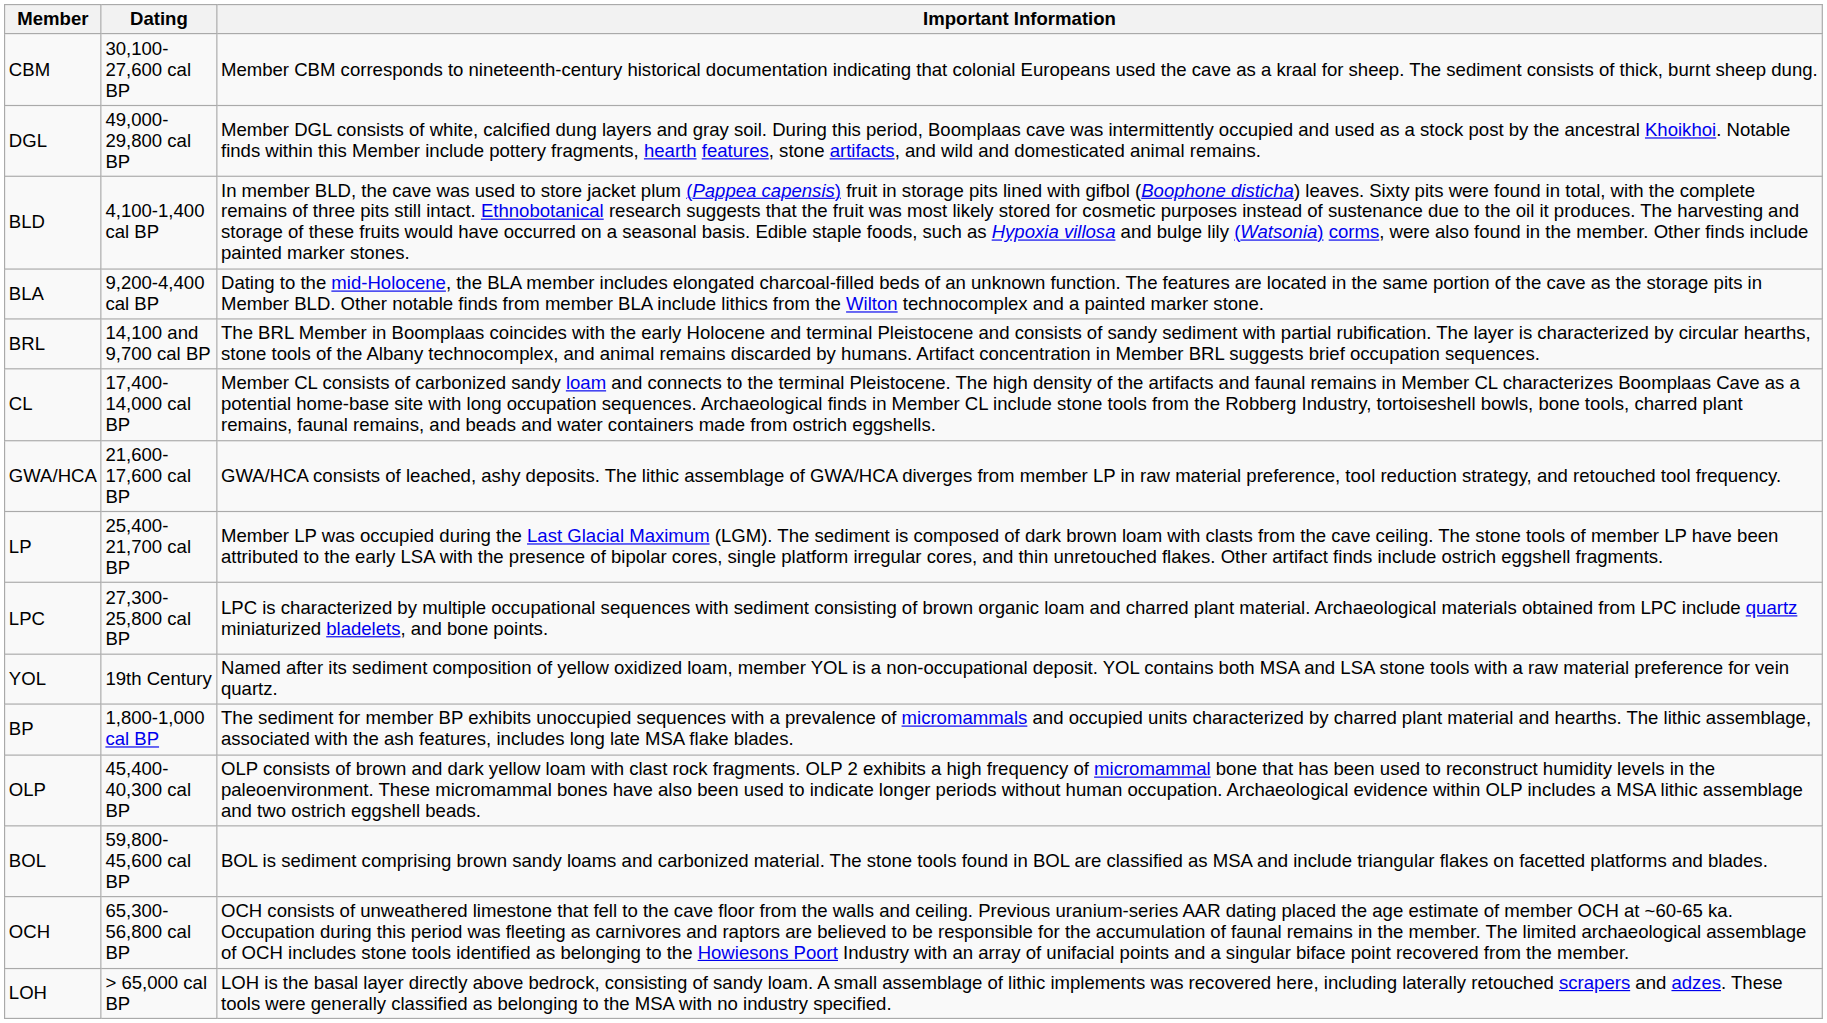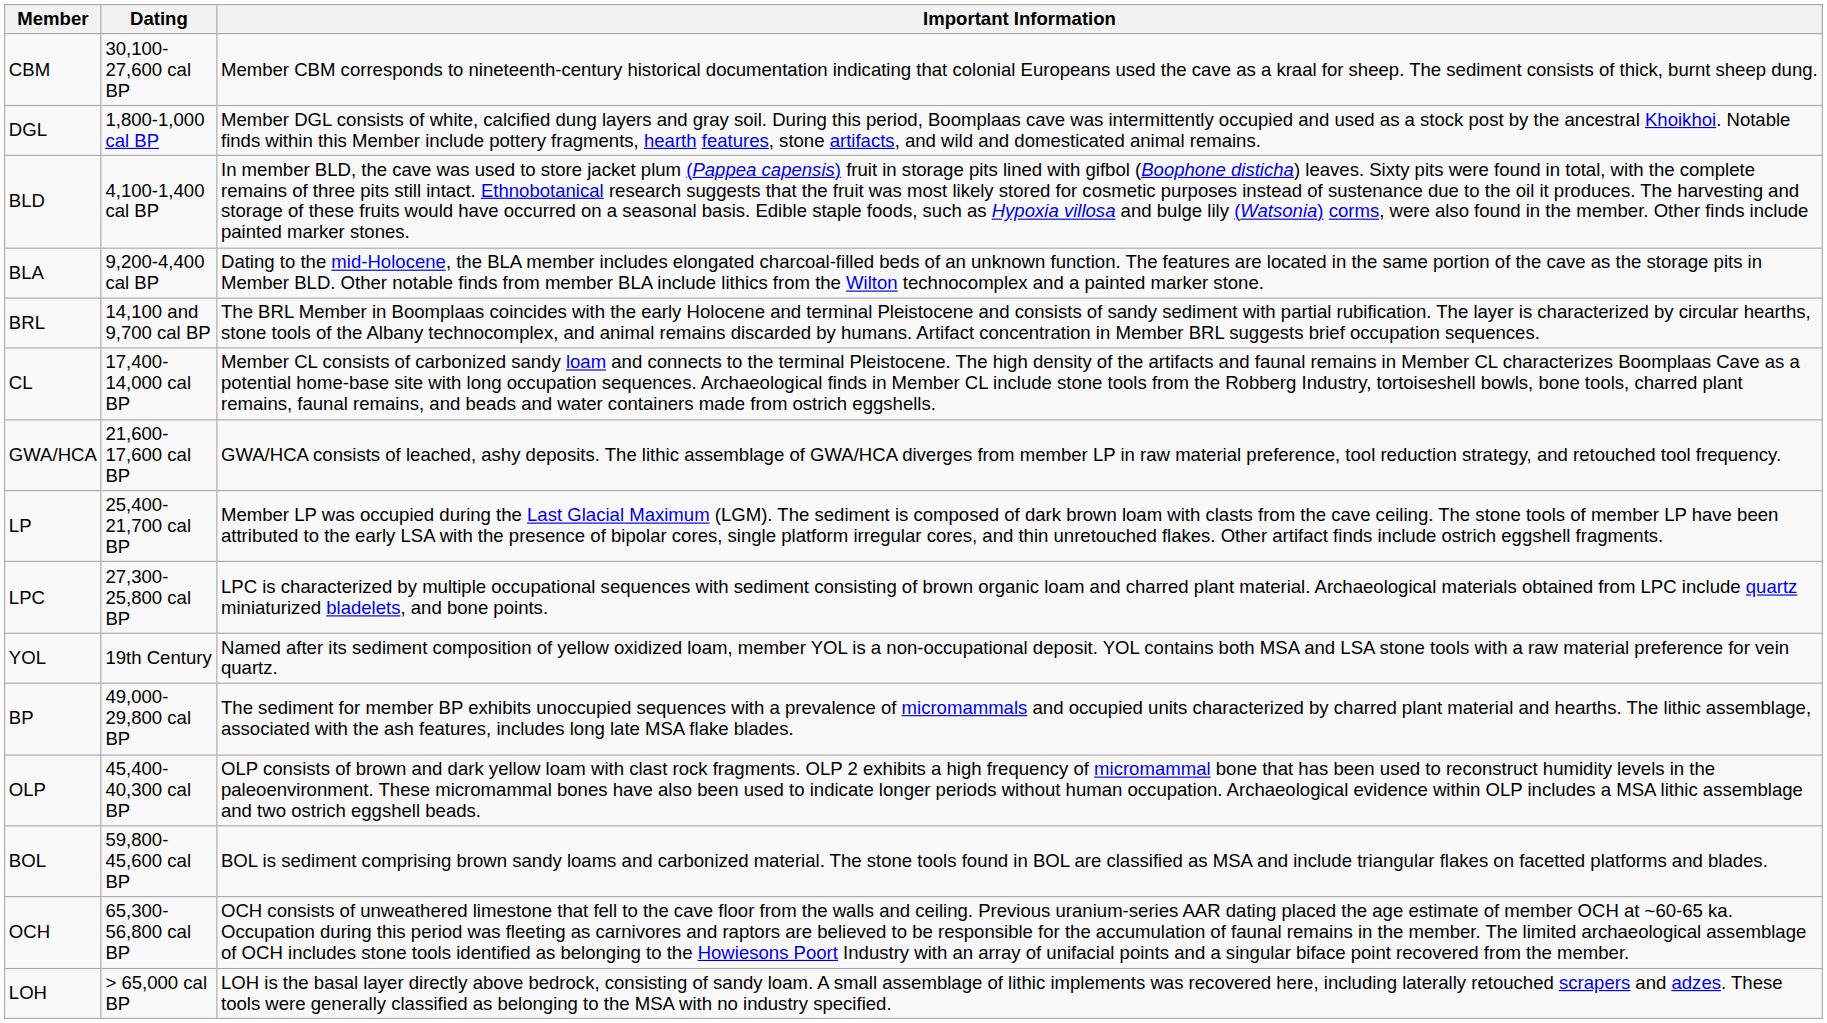(148, 140) 49,000-29,800 cal BP -> (155, 130) 1,800-1,000 cal BP
(155, 729) 1,800-1,000 cal BP -> (148, 718) 49,000-29,800 cal BP
